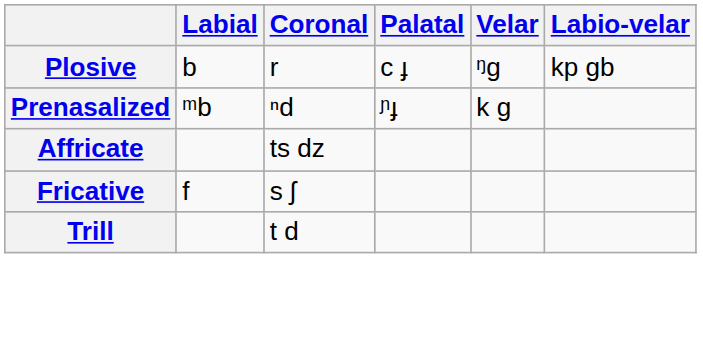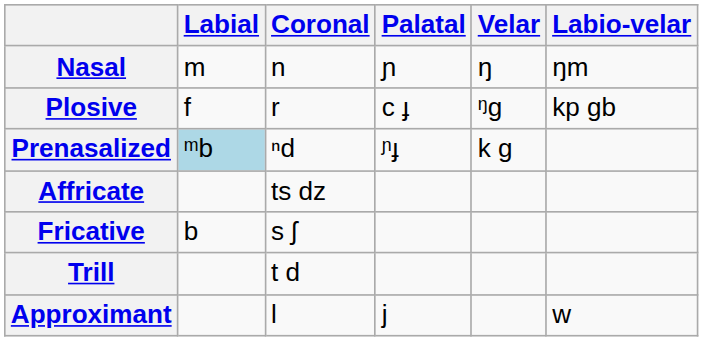+ row: (91, 66)
(190, 66) b -> (187, 107) f
(197, 107) no background -> (198, 149) lightblue background
(186, 190) f -> (191, 231) b
+ row: (91, 314)
